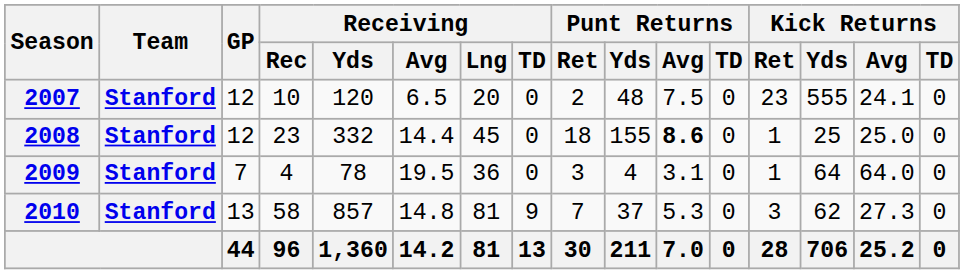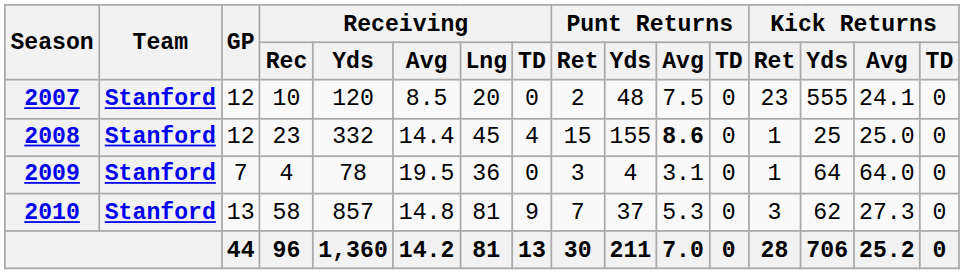(427, 99) 6.5 -> (427, 99) 8.5
(532, 137) 0 -> (532, 137) 4
(578, 137) 18 -> (578, 137) 15
